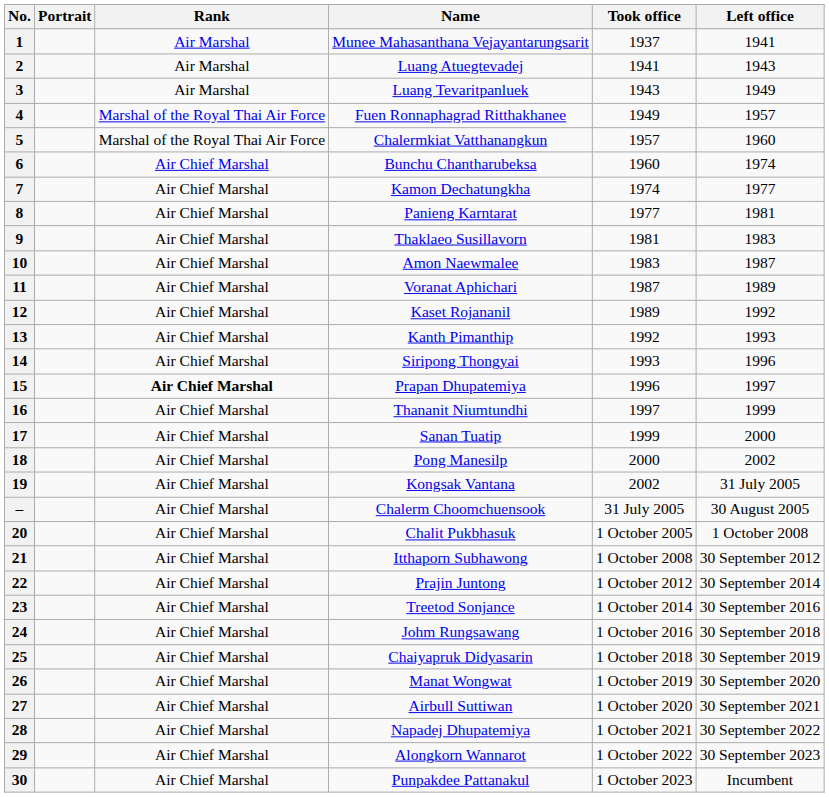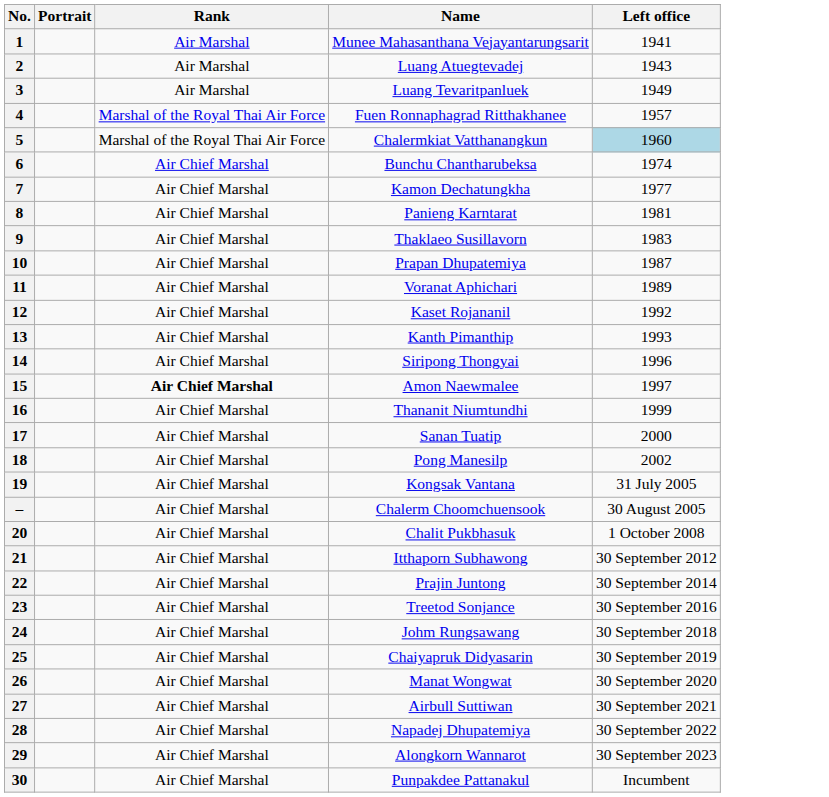- column: (644, 16)
(760, 139) no background -> (656, 139) lightblue background
(461, 262) Amon Naewmalee -> (461, 262) Prapan Dhupatemiya
(461, 386) Prapan Dhupatemiya -> (461, 386) Amon Naewmalee
